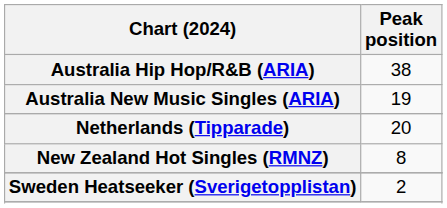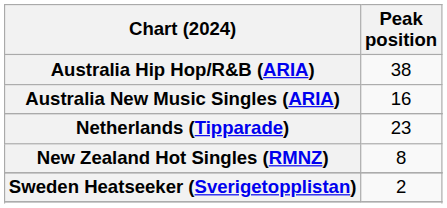(401, 98) 19 -> (401, 98) 16
(401, 128) 20 -> (401, 128) 23
